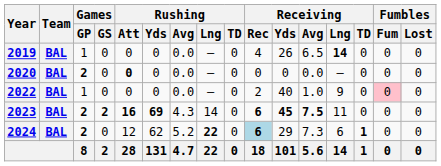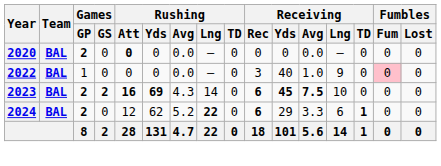- row: (22, 53)
(258, 92) 2 -> (258, 73) 3
(340, 112) 11 -> (340, 92) 10
(258, 131) lightblue background -> (258, 112) no background
(313, 131) 7.3 -> (313, 112) 3.3
